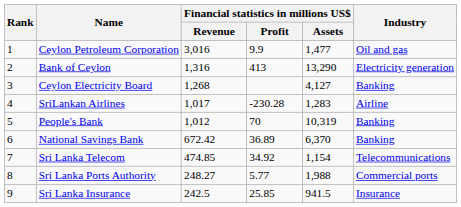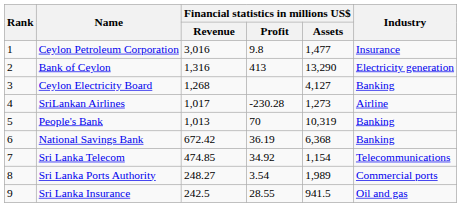(256, 49) 9.9 -> (256, 49) 9.8
(382, 49) Oil and gas -> (378, 49) Insurance
(318, 103) 1,283 -> (318, 103) 1,273
(197, 121) 1,012 -> (197, 121) 1,013
(262, 139) 36.89 -> (262, 139) 36.19
(318, 139) 6,370 -> (318, 139) 6,368
(259, 175) 5.77 -> (259, 175) 3.54
(318, 175) 1,988 -> (318, 175) 1,989
(262, 193) 25.85 -> (262, 193) 28.55
(378, 193) Insurance -> (382, 193) Oil and gas
